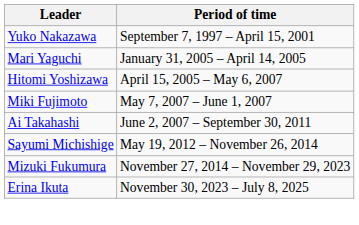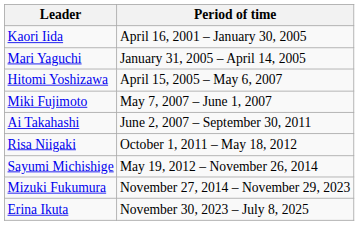- row: (52, 36)
+ row: (35, 36)
+ row: (42, 144)
